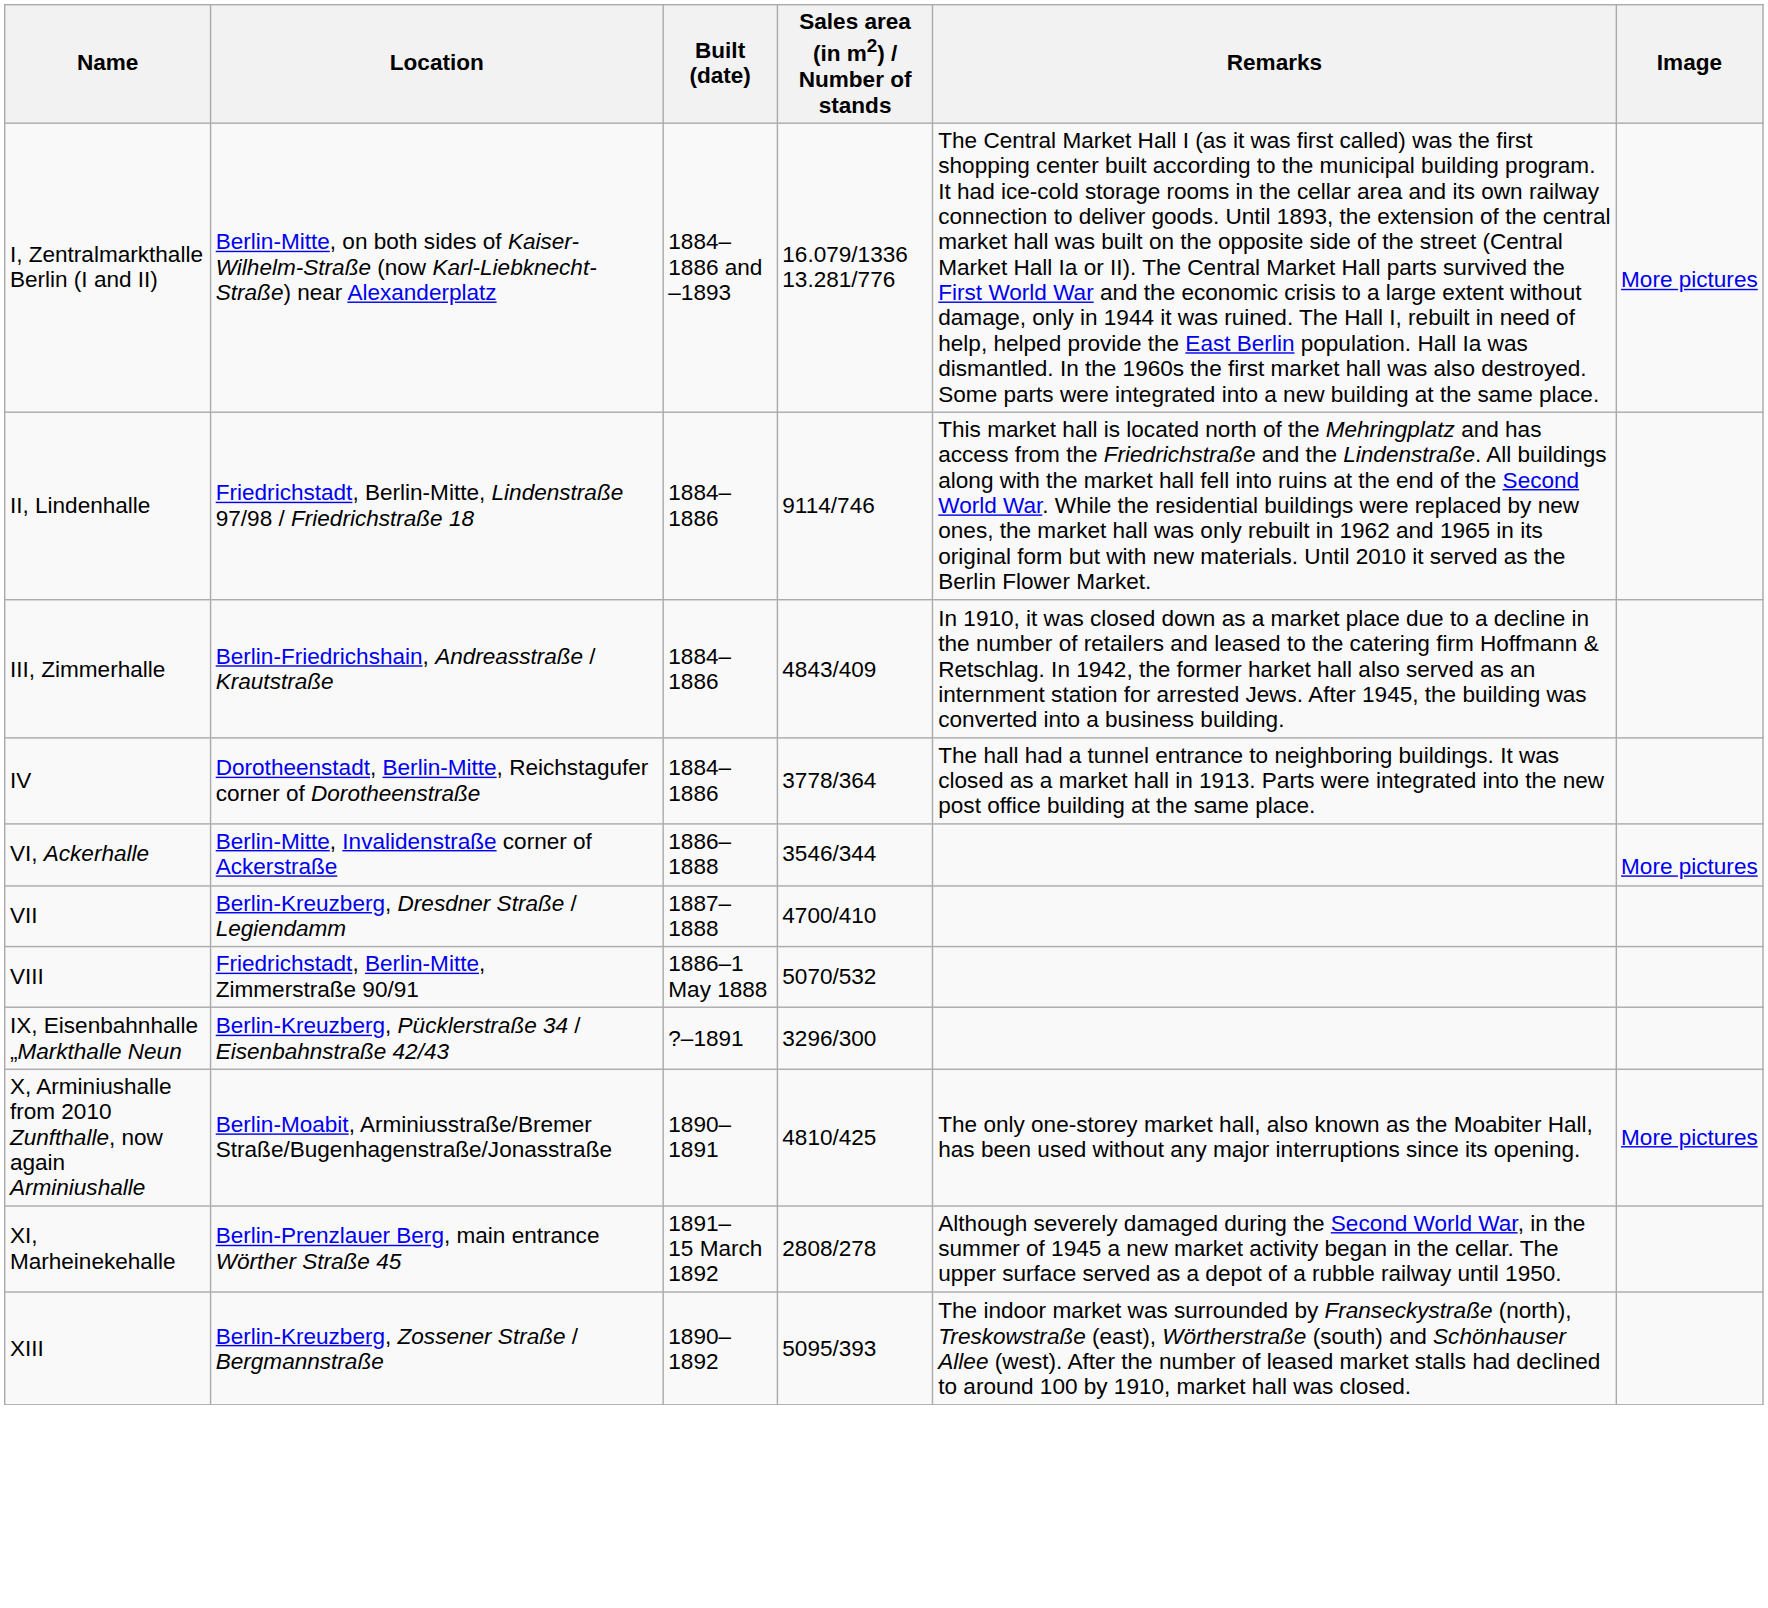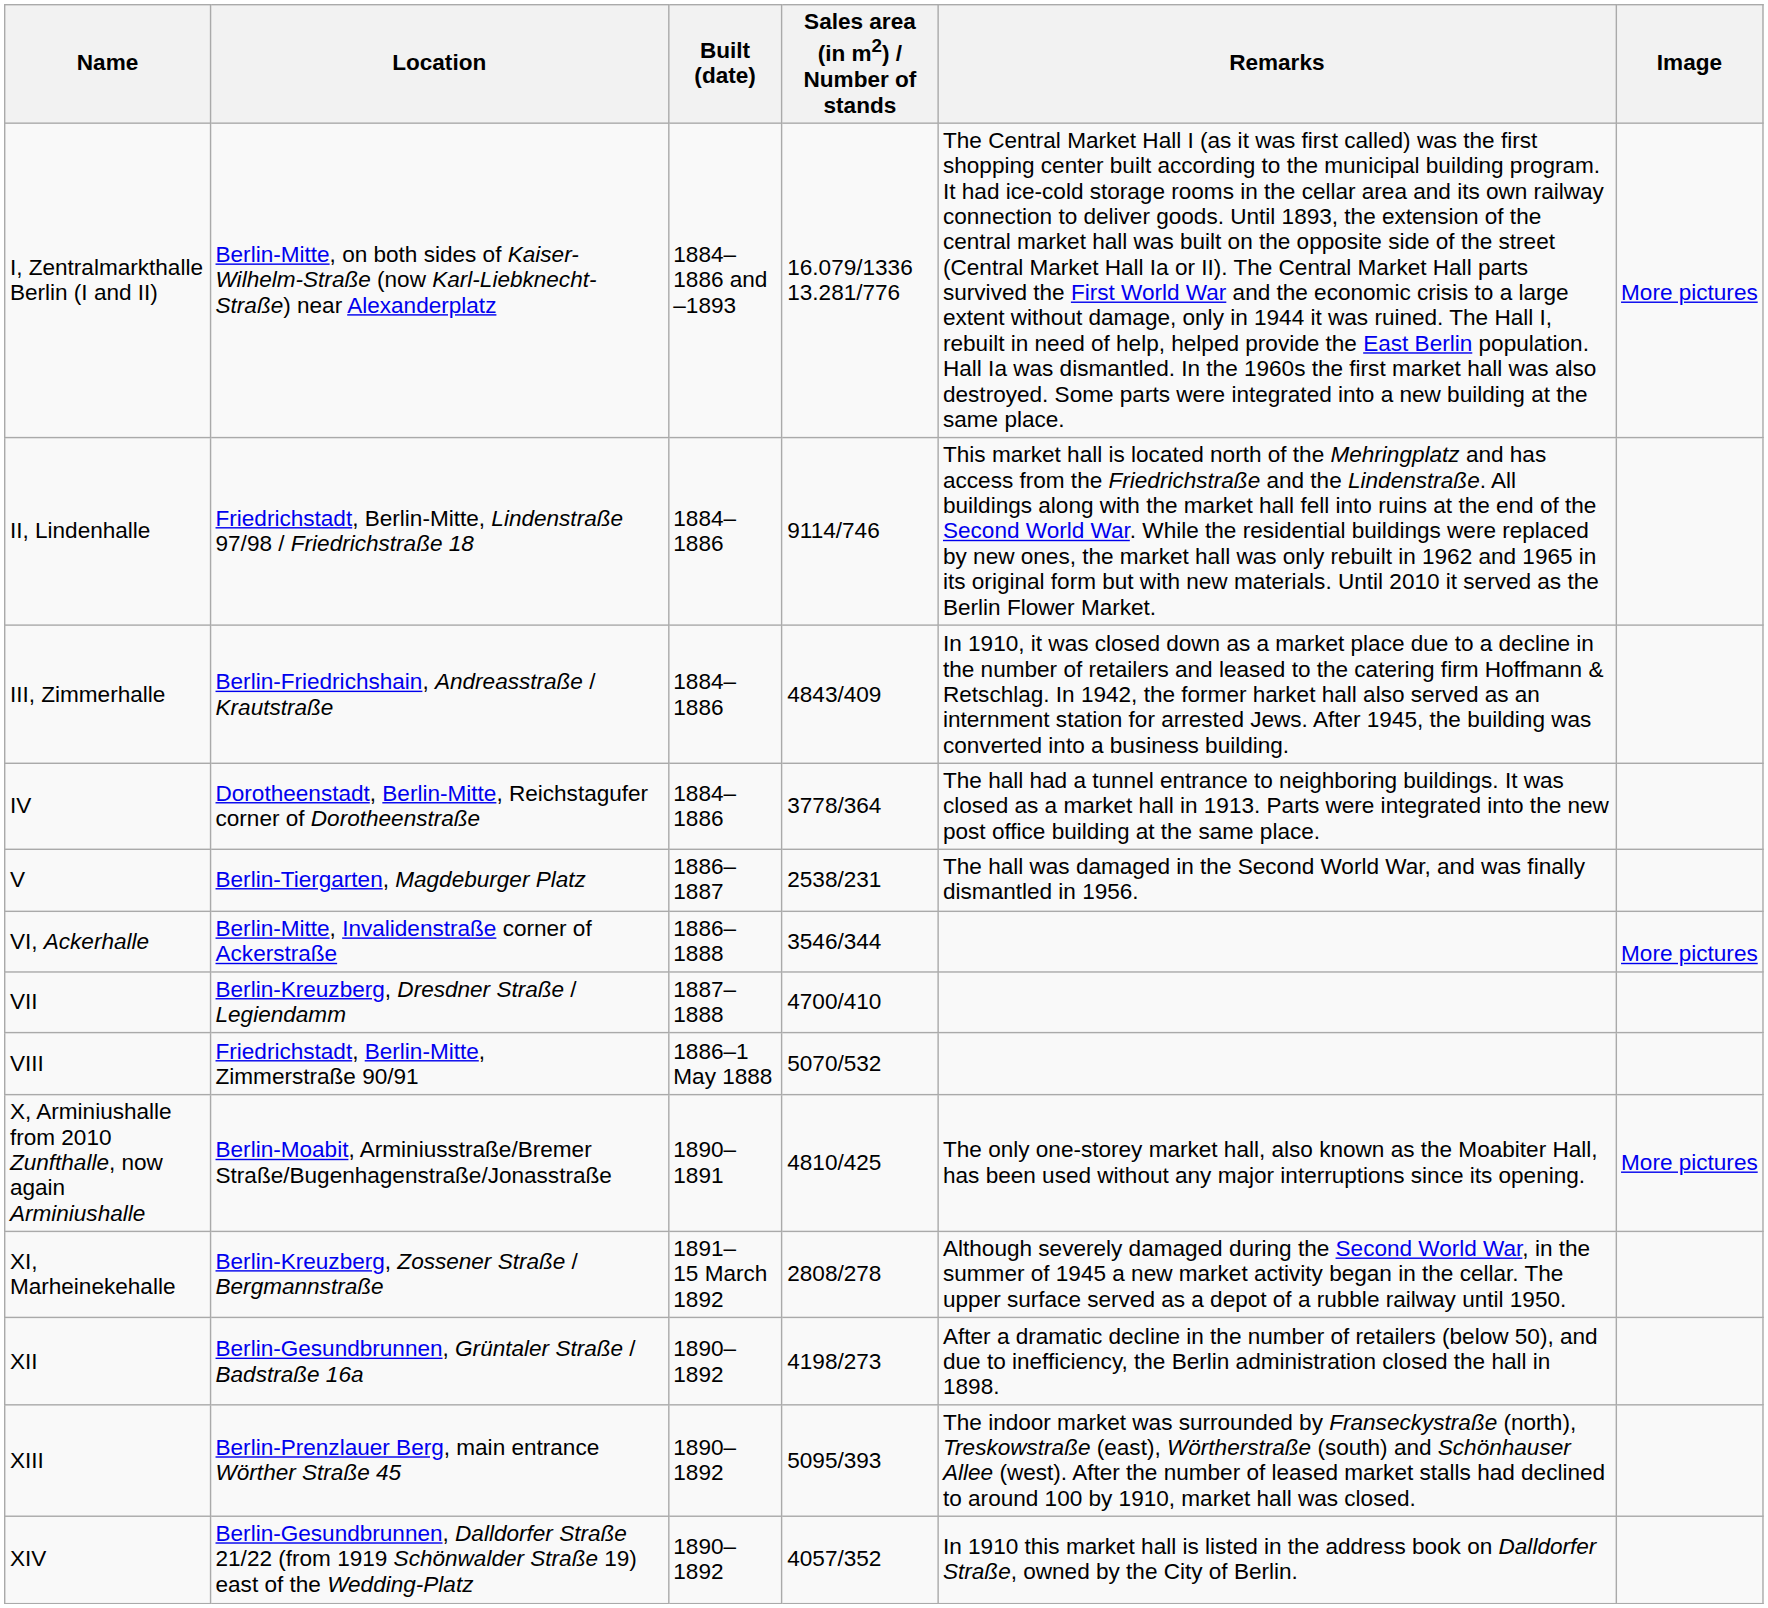+ row: (17, 879)
- row: (104, 1038)
(408, 1249) Berlin-Prenzlauer Berg, main entrance Wörther Straße 45 -> (397, 1274) Berlin-Kreuzberg, Zossener Straße / Bergmannstraße
+ row: (24, 1361)
(397, 1348) Berlin-Kreuzberg, Zossener Straße / Bergmannstraße -> (407, 1460) Berlin-Prenzlauer Berg, main entrance Wörther Straße 45
+ row: (28, 1559)
